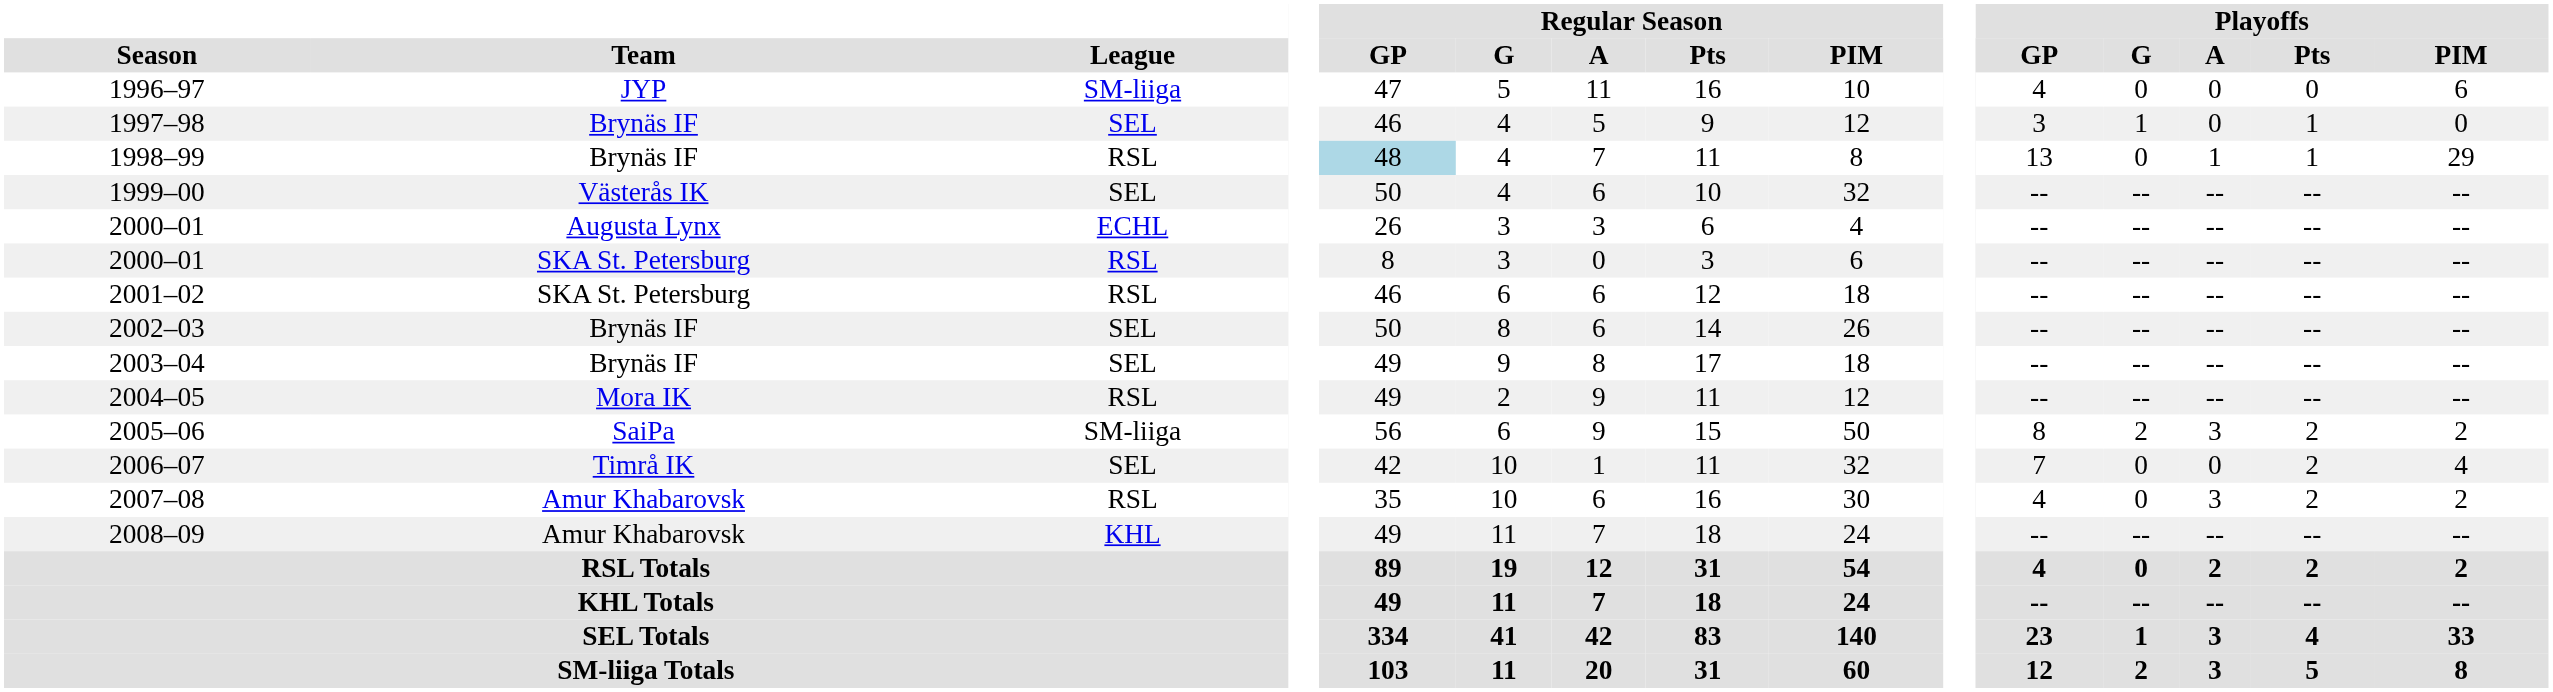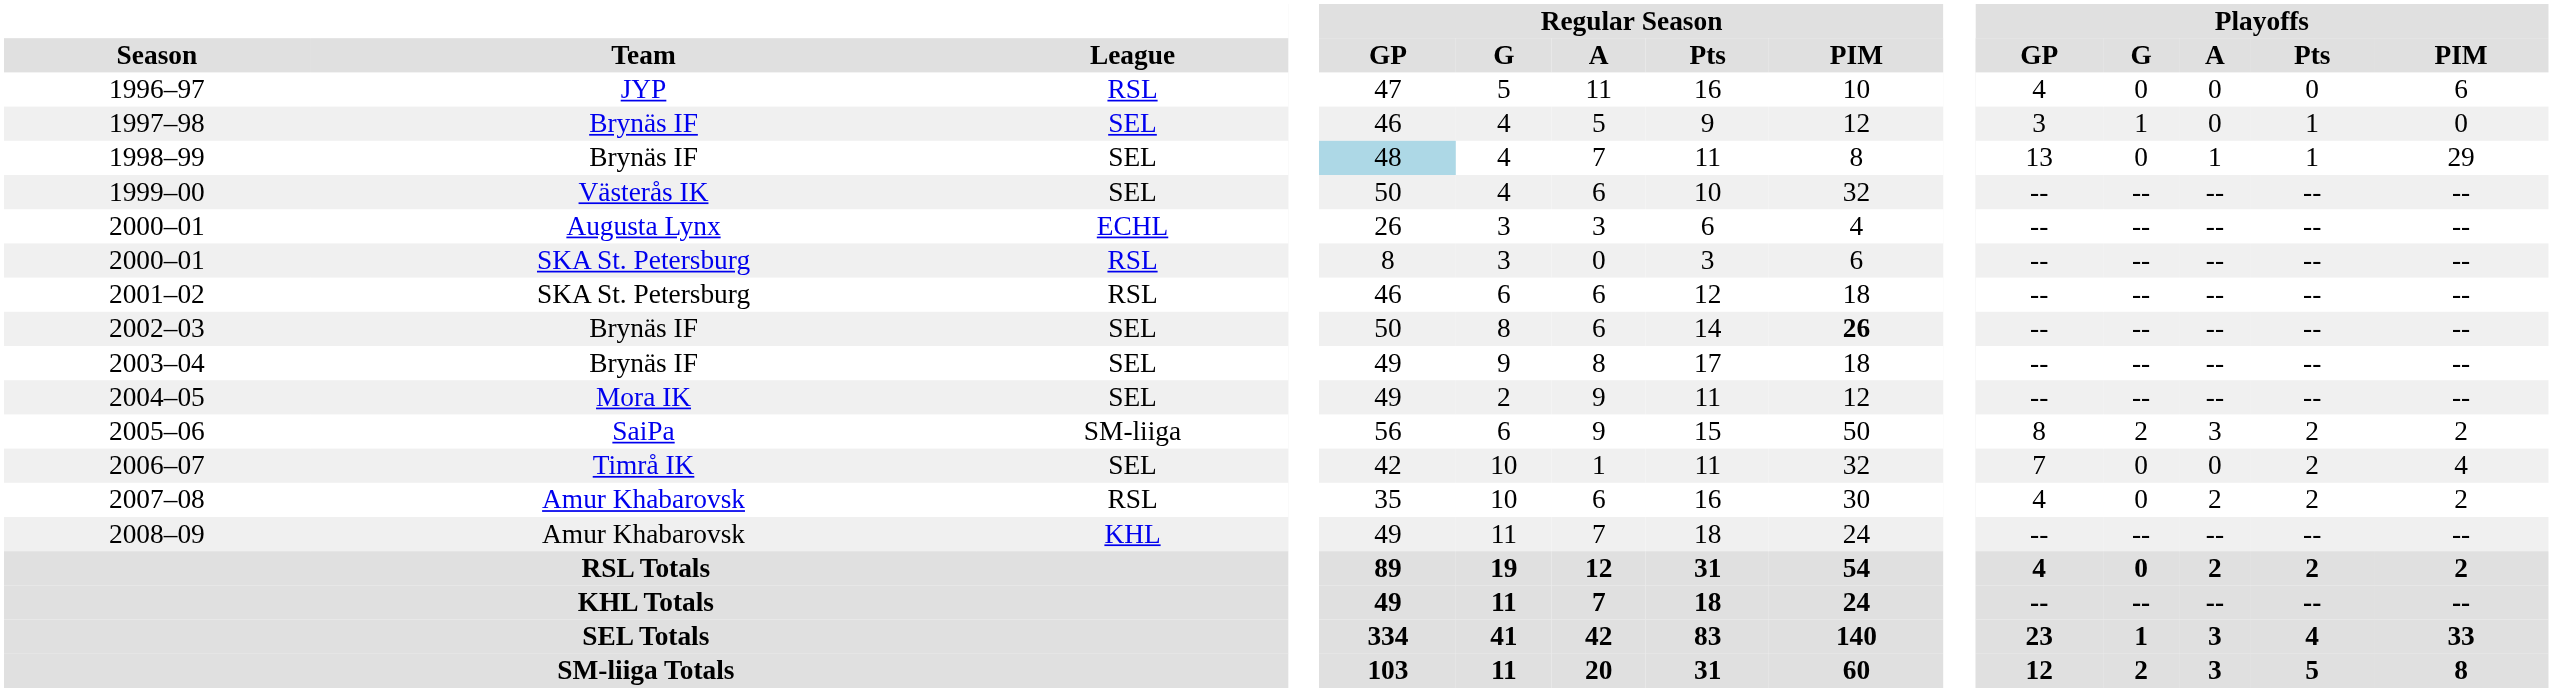(1133, 89) SM-liiga -> (1133, 89) RSL
(1133, 157) RSL -> (1133, 157) SEL
(1856, 328) normal -> (1856, 328) bold
(1133, 396) RSL -> (1133, 396) SEL
(2215, 499) 3 -> (2215, 499) 2
